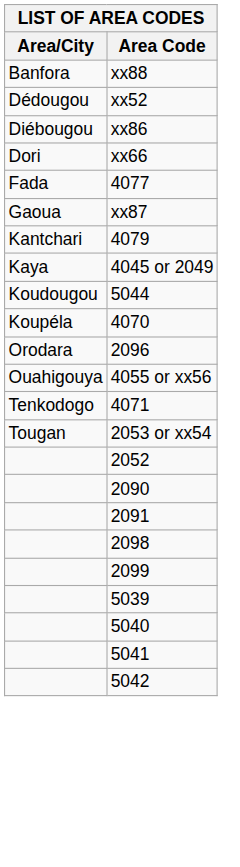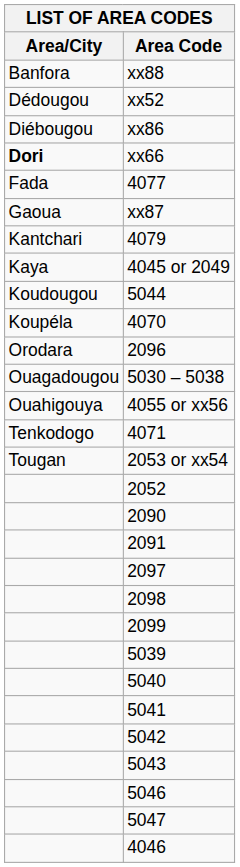(25, 156) normal -> (26, 156) bold
+ row: (176, 377)
+ row: (147, 571)
+ row: (147, 765)
+ row: (147, 792)
+ row: (147, 820)
+ row: (147, 848)
